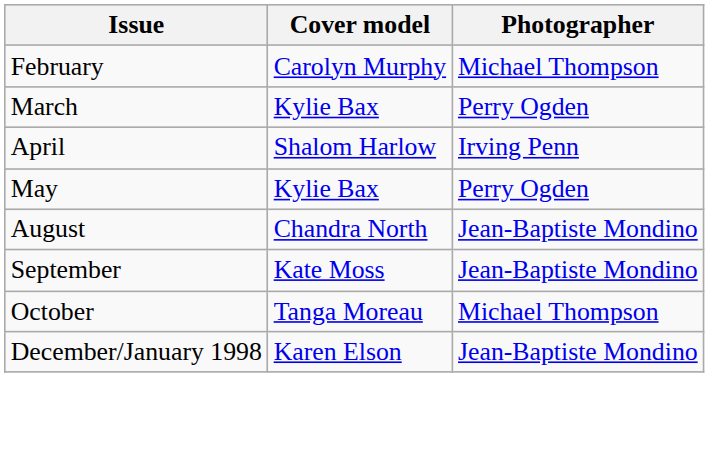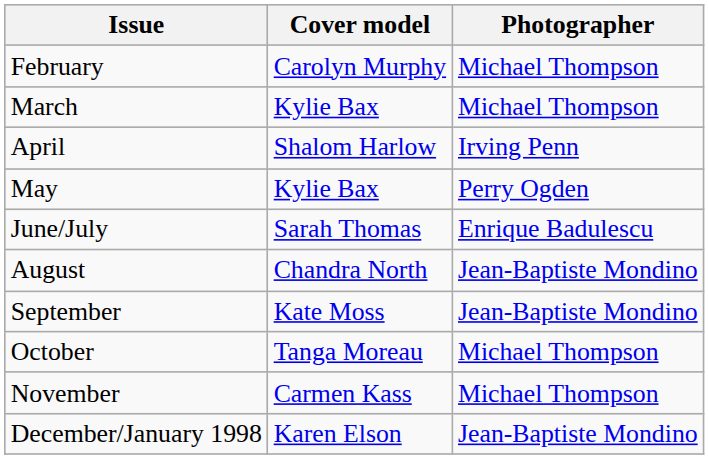(523, 106) Perry Ogden -> (558, 106) Michael Thompson
+ row: (59, 229)
+ row: (65, 392)
